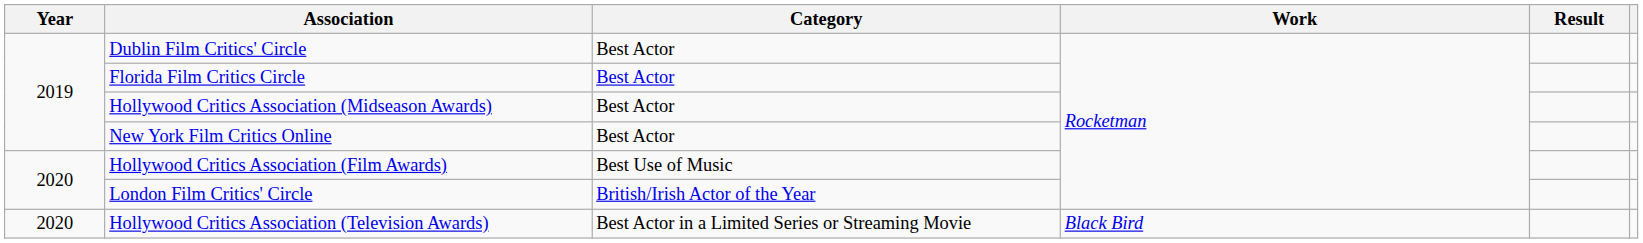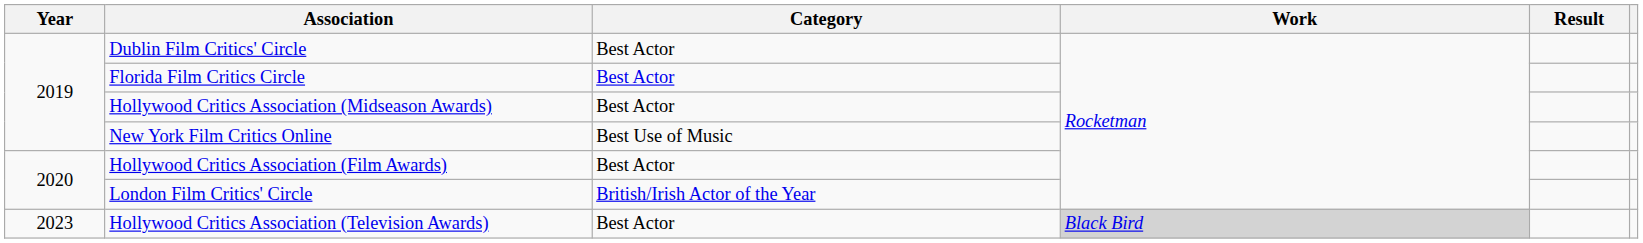(635, 135) Best Actor -> (664, 135) Best Use of Music
(664, 164) Best Use of Music -> (635, 164) Best Actor
(55, 223) 2020 -> (55, 223) 2023
(784, 223) Best Actor in a Limited Series or Streaming Movie -> (635, 223) Best Actor
(1104, 223) no background -> (1104, 223) lightgrey background
